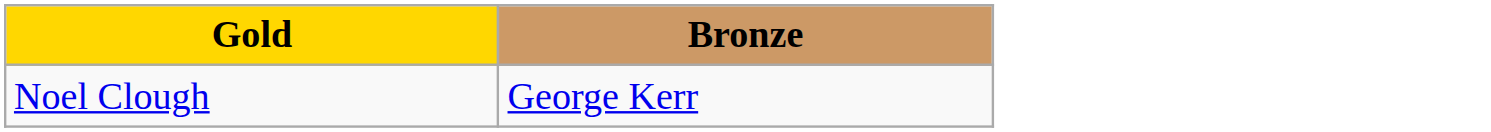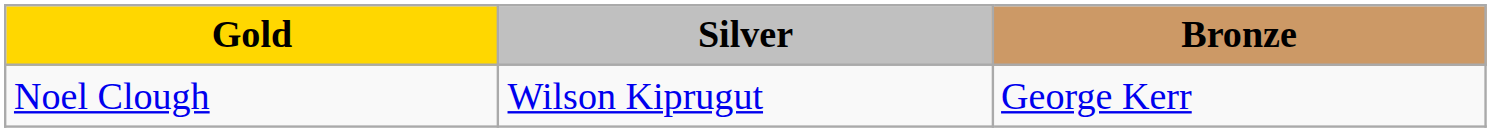+ column: (746, 34)
